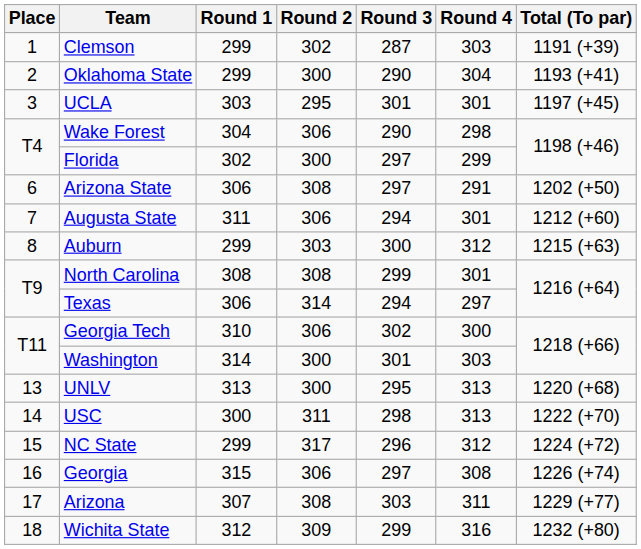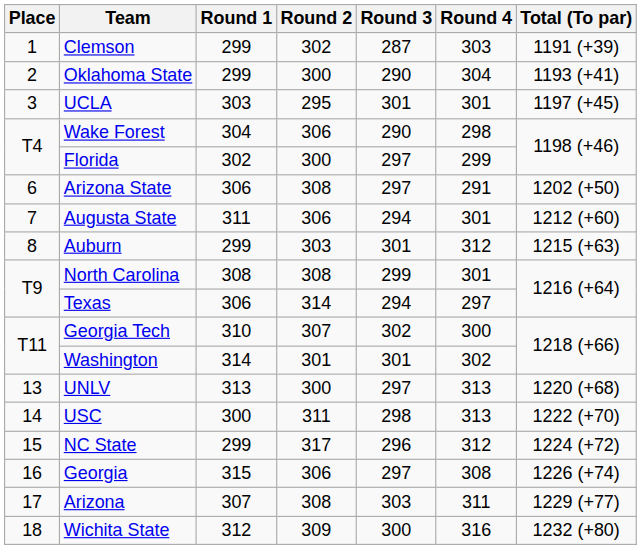(396, 246) 300 -> (396, 246) 301
(316, 331) 306 -> (316, 331) 307
(316, 359) 300 -> (316, 359) 301
(476, 359) 303 -> (476, 359) 302
(396, 388) 295 -> (396, 388) 297
(396, 530) 299 -> (396, 530) 300
